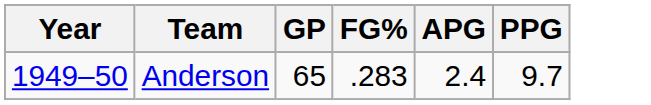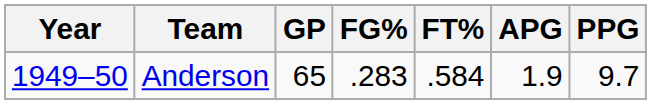+ column: (453, 29)
(465, 76) 2.4 -> (542, 76) 1.9
